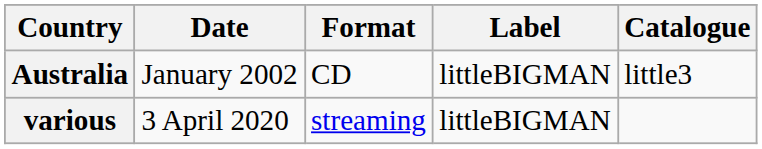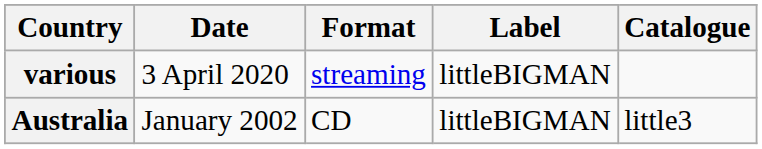rows swapped: (70, 73) <-> (70, 119)
